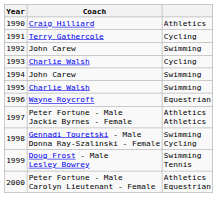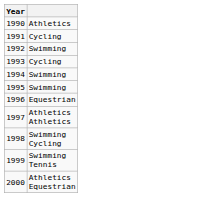- column: (94, 11)
